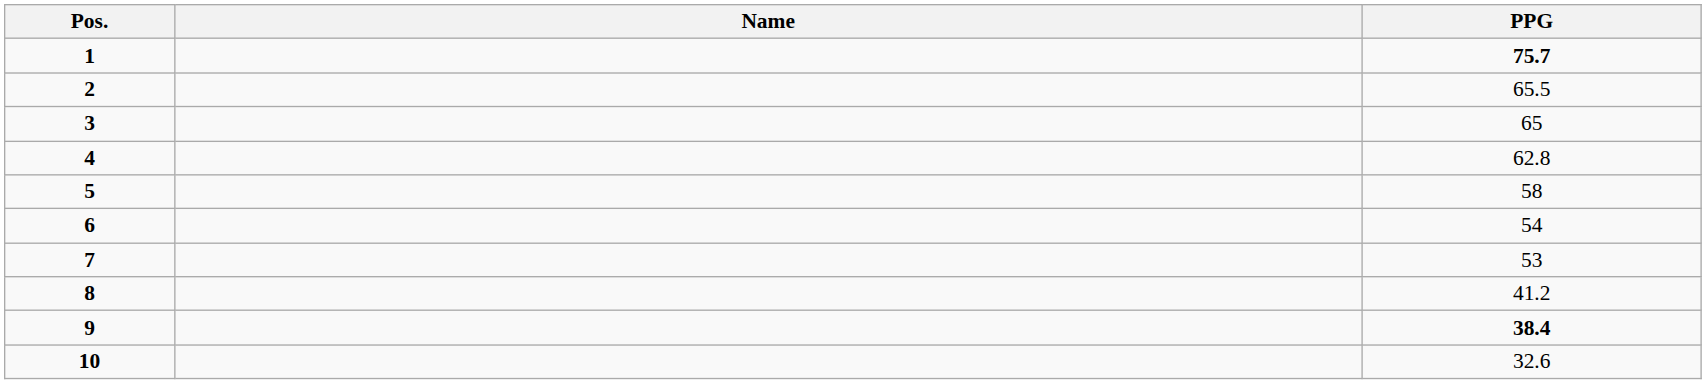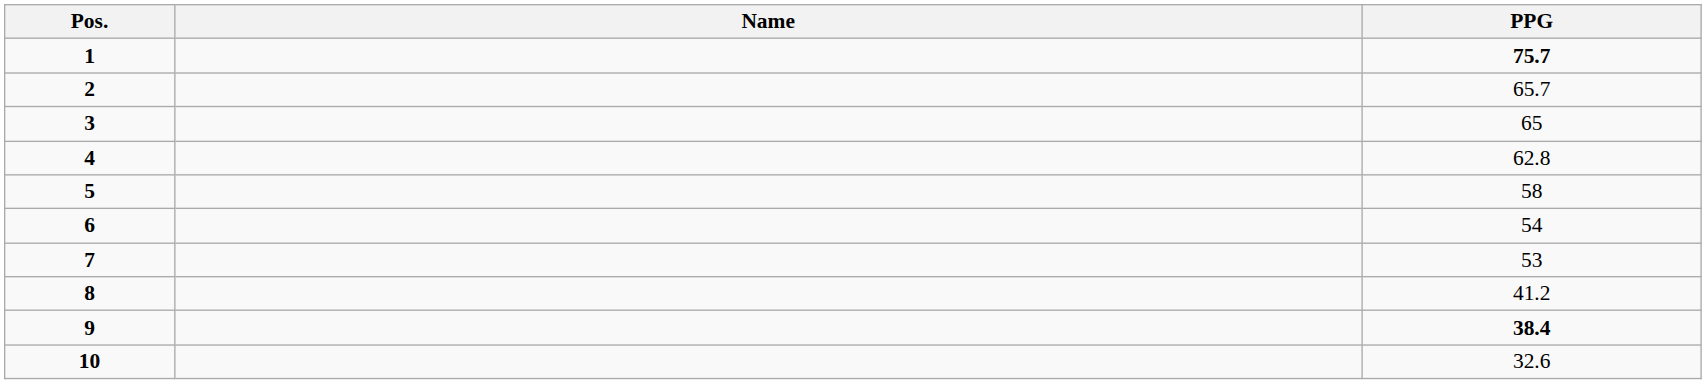(1532, 89) 65.5 -> (1532, 89) 65.7
